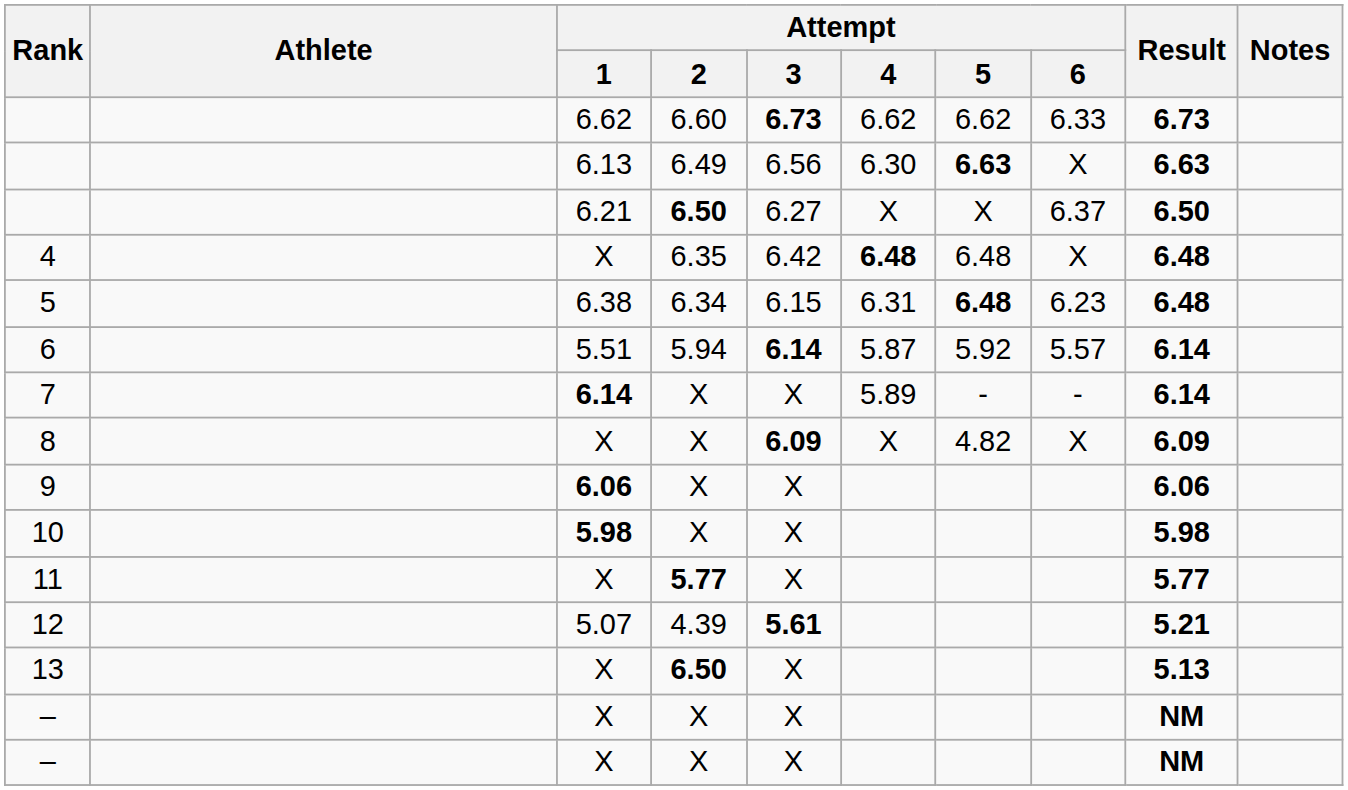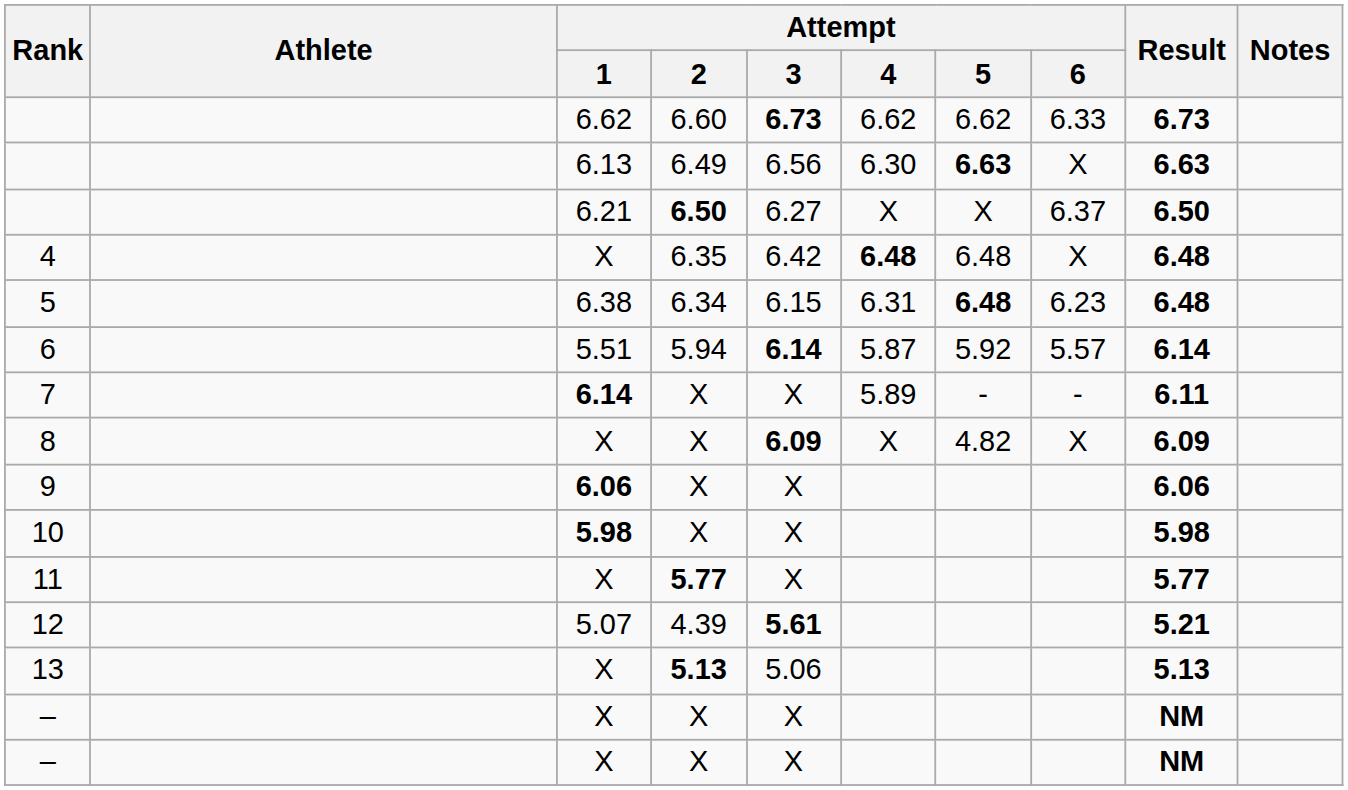(1182, 394) 6.14 -> (1182, 394) 6.11
(699, 670) 6.50 -> (699, 670) 5.13
(793, 670) X -> (793, 670) 5.06
